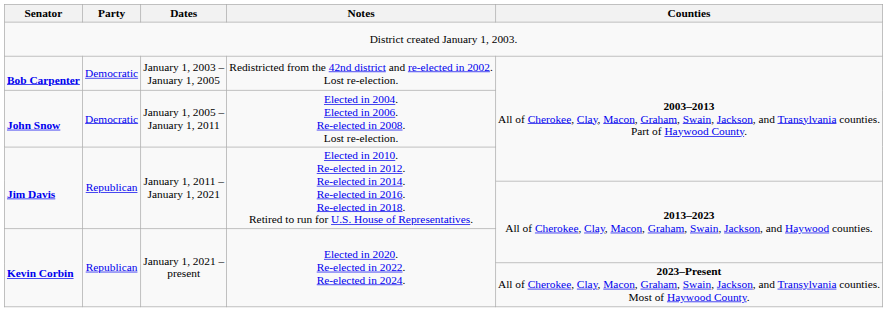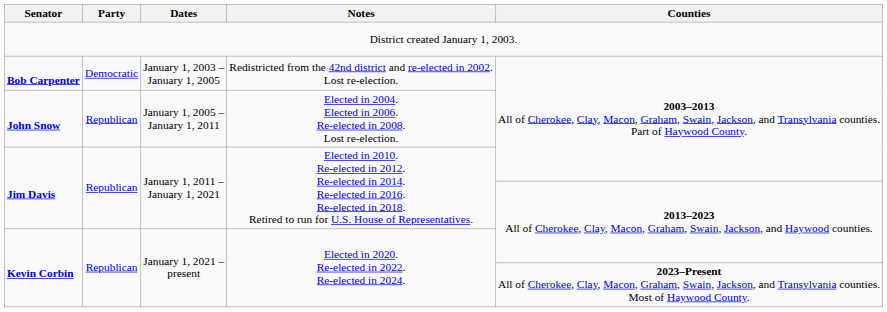(112, 118) Democratic -> (112, 118) Republican
